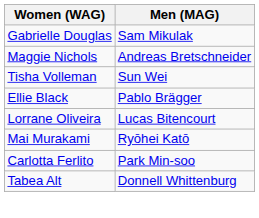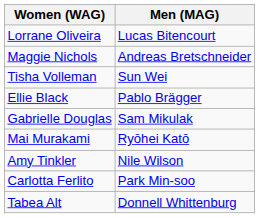rows swapped: (60, 35) <-> (54, 118)
+ row: (42, 160)
